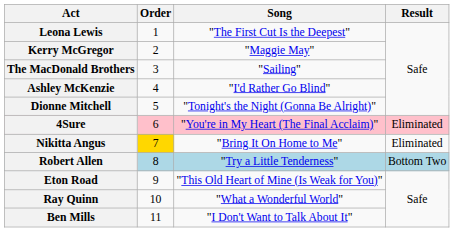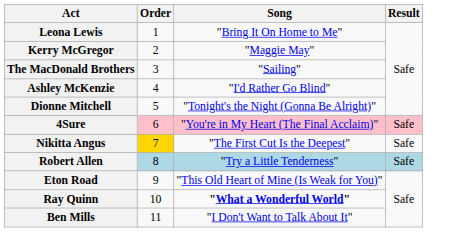(280, 32) "The First Cut Is the Deepest" -> (280, 32) "Bring It On Home to Me"
(417, 124) Eliminated -> (404, 124) Safe
(280, 143) "Bring It On Home to Me" -> (280, 143) "The First Cut Is the Deepest"
(417, 143) Eliminated -> (404, 143) Safe
(417, 161) Bottom Two -> (404, 161) Safe
(280, 198) normal -> (280, 198) bold
